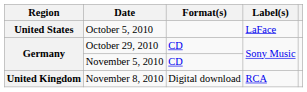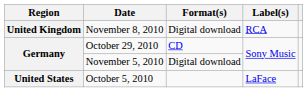rows swapped: (119, 29) <-> (125, 78)
(175, 62) CD -> (205, 62) Digital download
